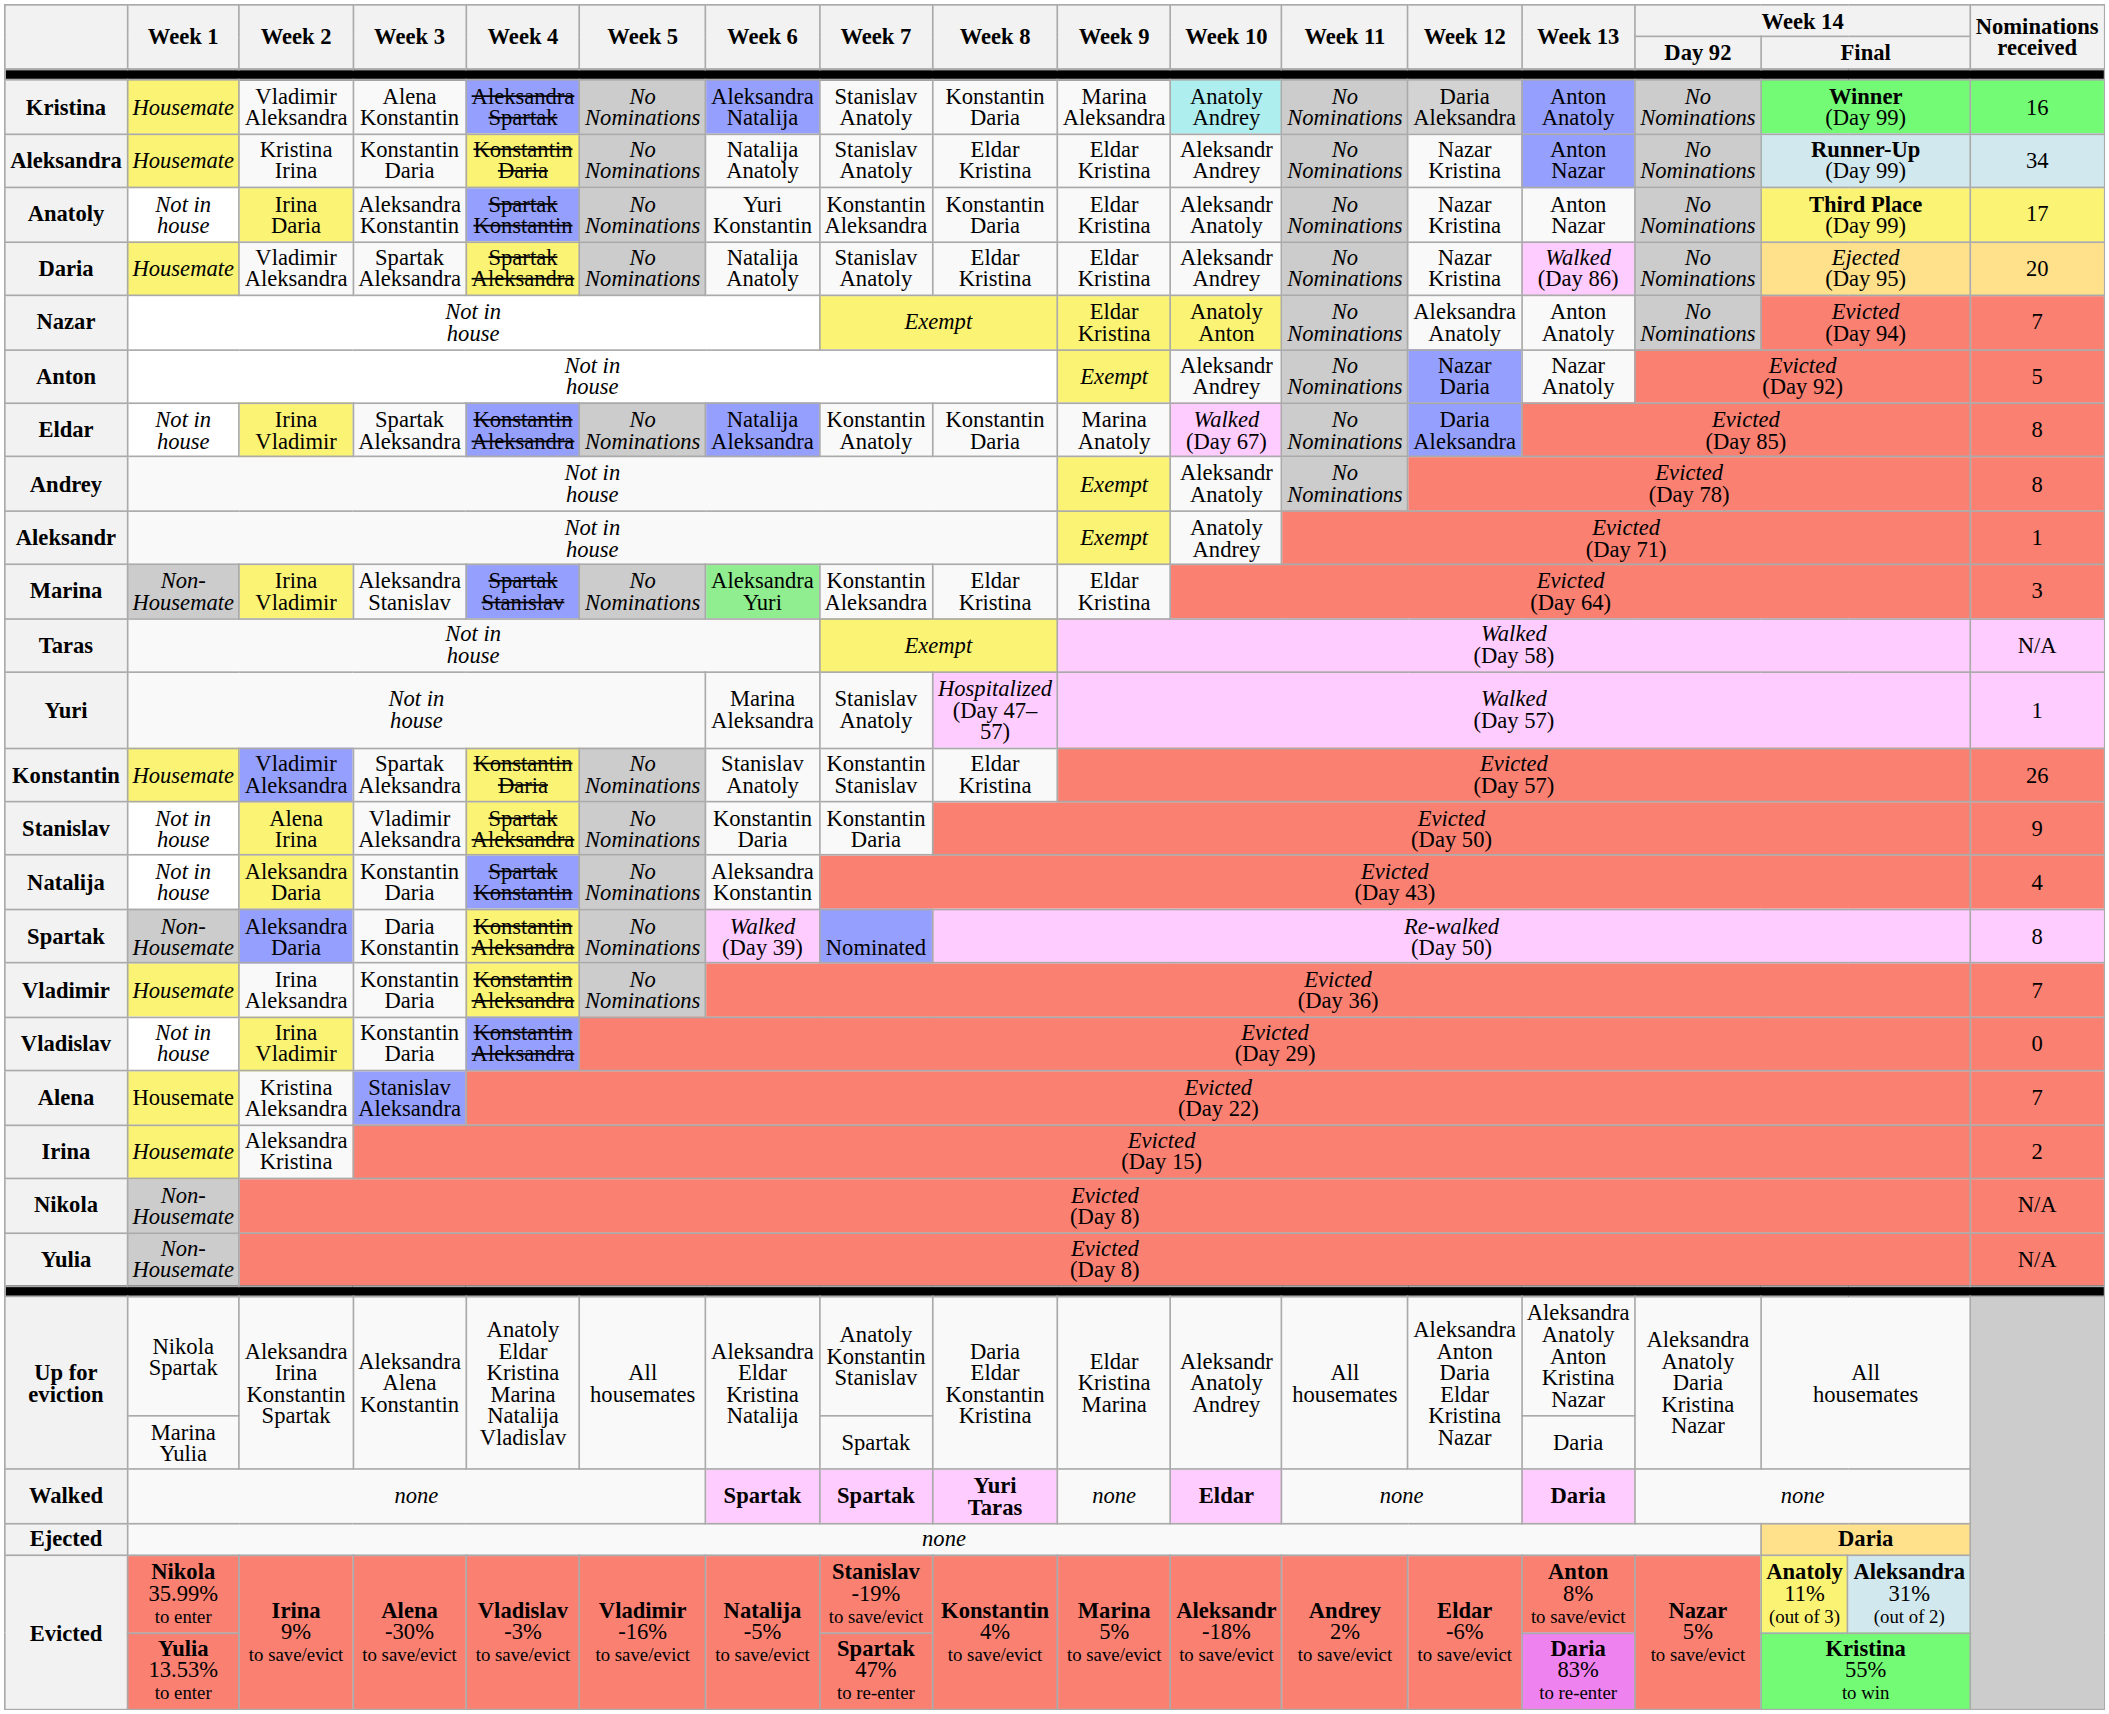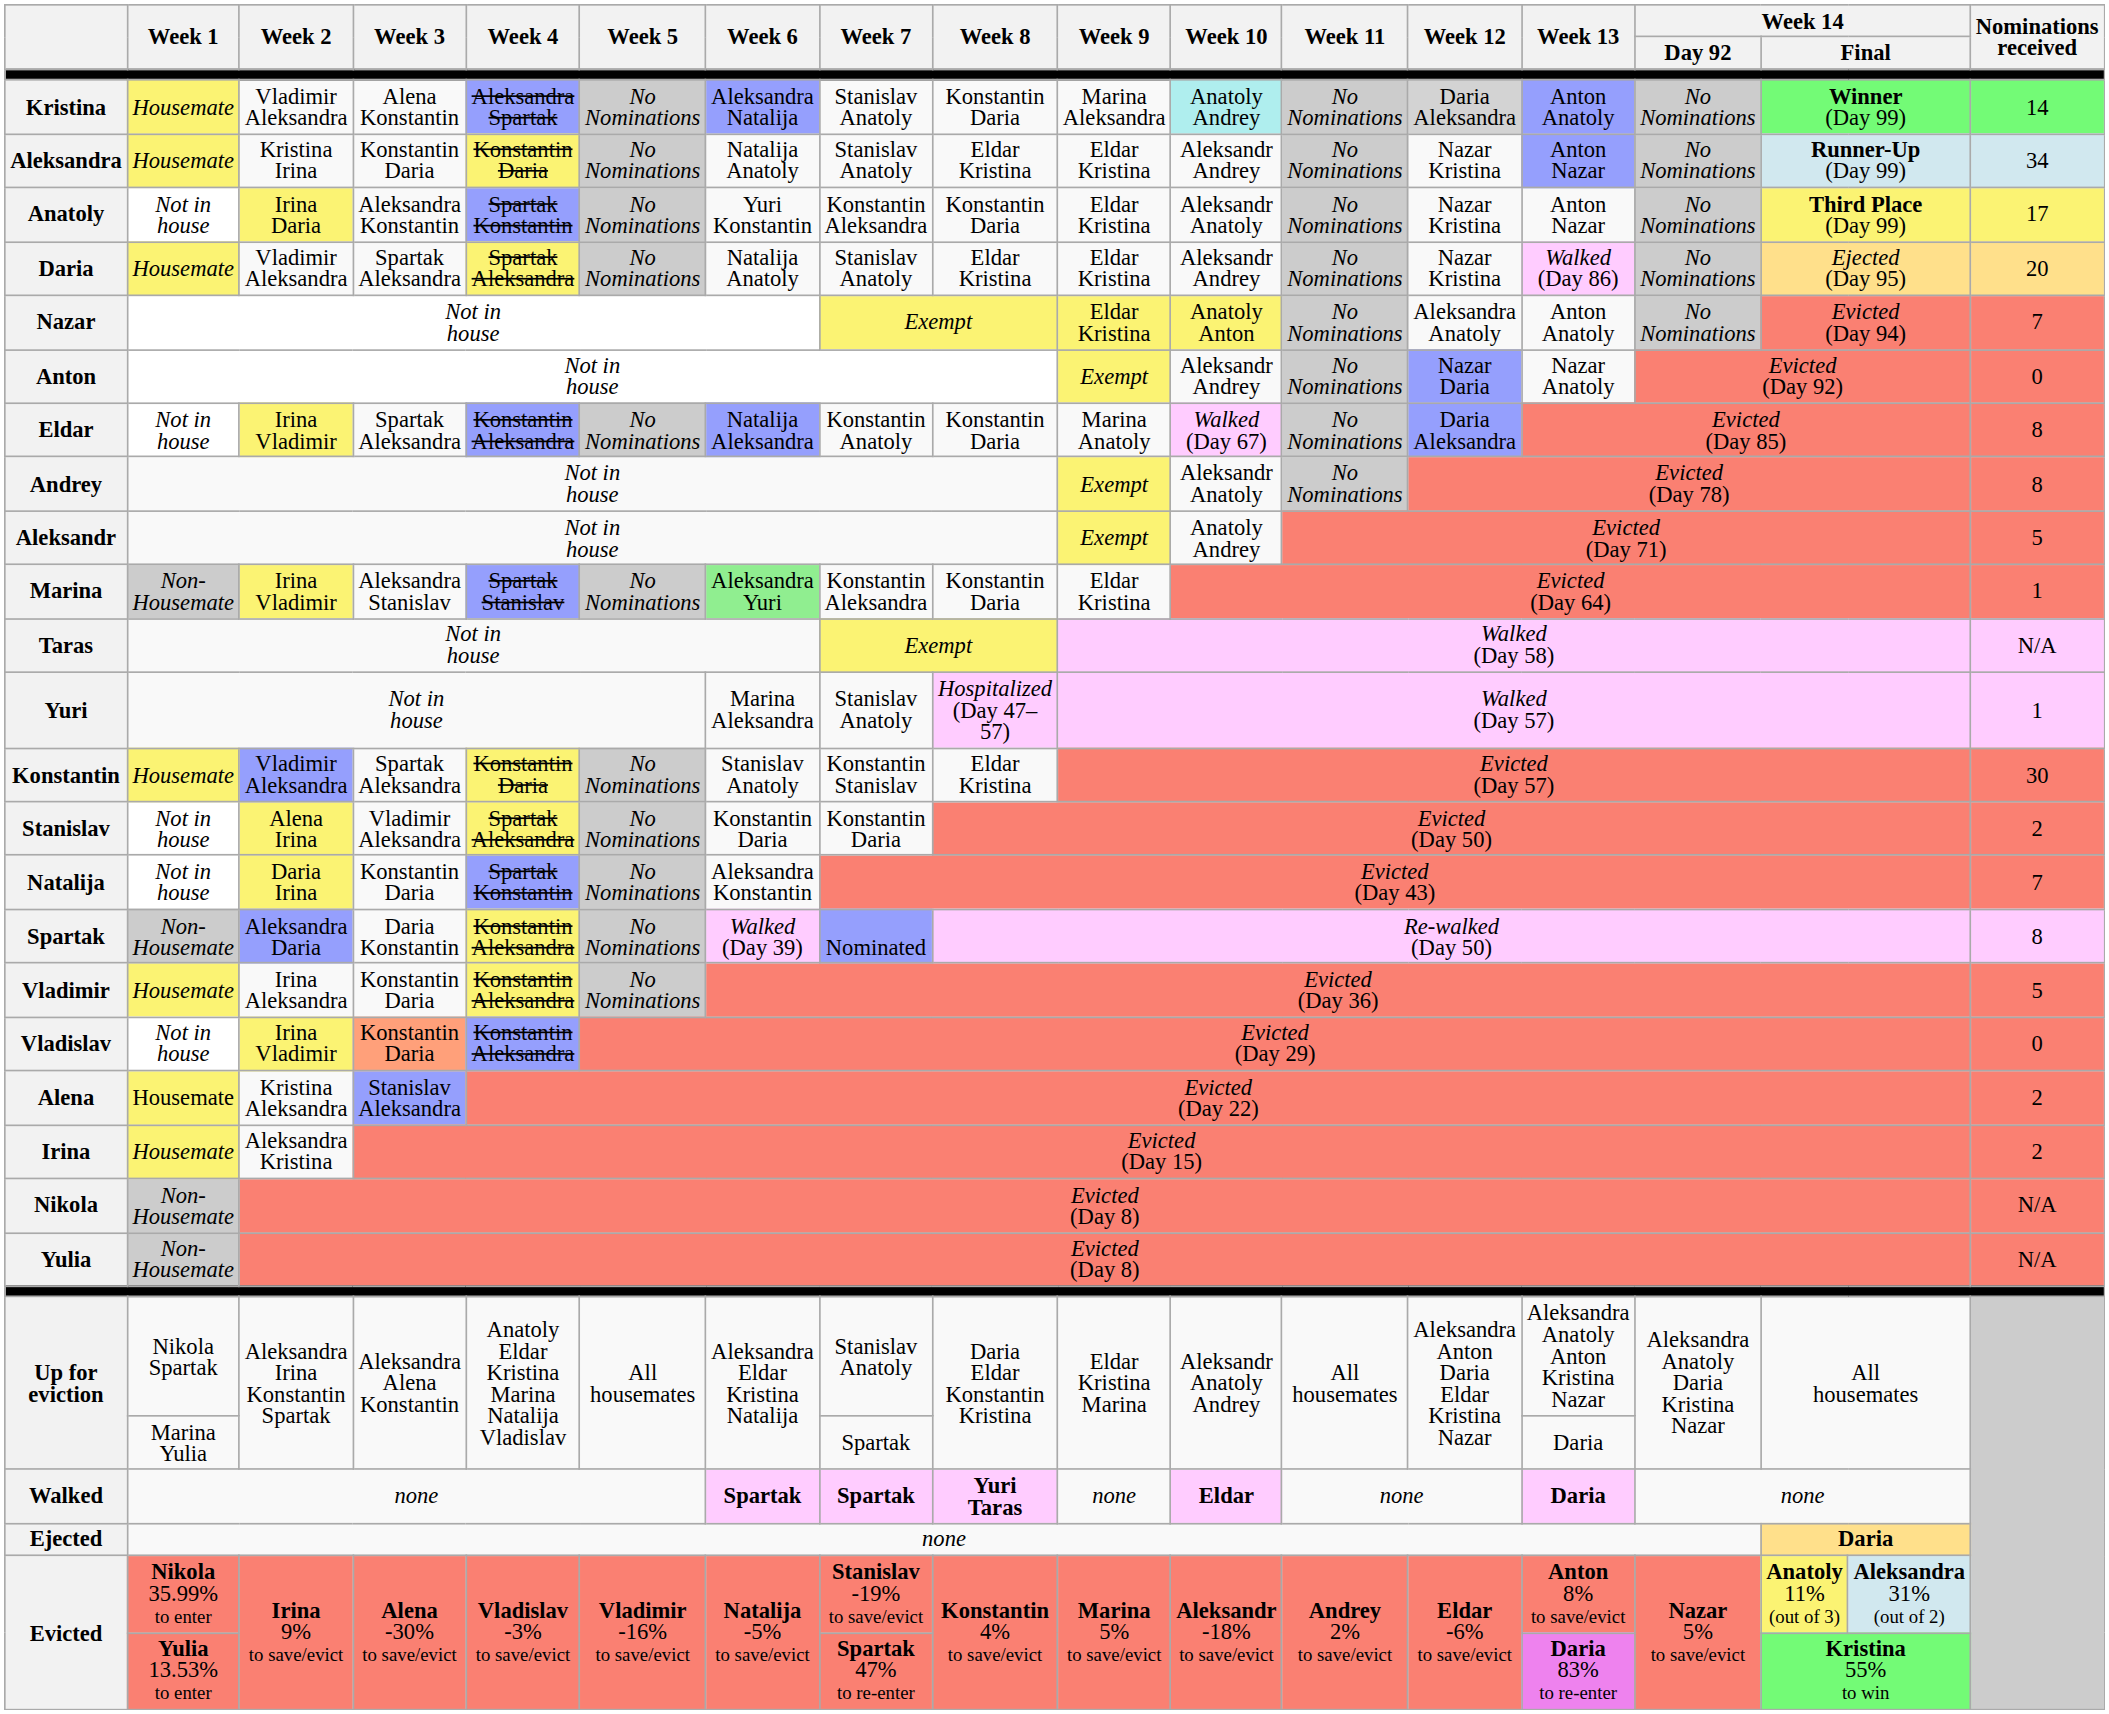(2037, 107) 16 -> (2037, 107) 14
(2037, 376) 5 -> (2037, 376) 0
(2037, 537) 1 -> (2037, 537) 5
(995, 591) Eldar Kristina -> (995, 591) Konstantin Daria
(2037, 591) 3 -> (2037, 591) 1
(2037, 774) 26 -> (2037, 774) 30
(2037, 828) 9 -> (2037, 828) 2
(296, 882) Aleksandra Daria -> (296, 882) Daria Irina
(2037, 882) 4 -> (2037, 882) 7
(2037, 990) 7 -> (2037, 990) 5
(410, 1044) no background -> (410, 1044) lightsalmon background
(2037, 1097) 7 -> (2037, 1097) 2
(876, 1356) Anatoly Konstantin Stanislav -> (876, 1356) Stanislav Anatoly
